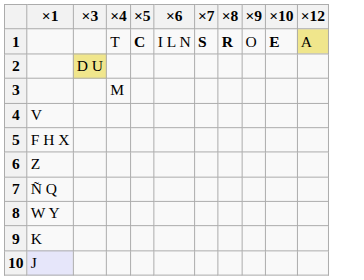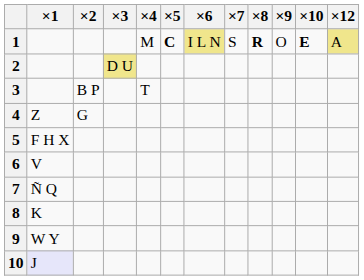+ column: (88, 16)
(115, 41) T -> (147, 41) M
(174, 41) no background -> (204, 41) khaki background
(202, 41) bold -> (232, 41) normal
(117, 90) M -> (145, 90) T
(36, 115) V -> (35, 115) Z
(35, 164) Z -> (36, 164) V
(45, 213) W Y -> (36, 213) K
(36, 238) K -> (45, 238) W Y
